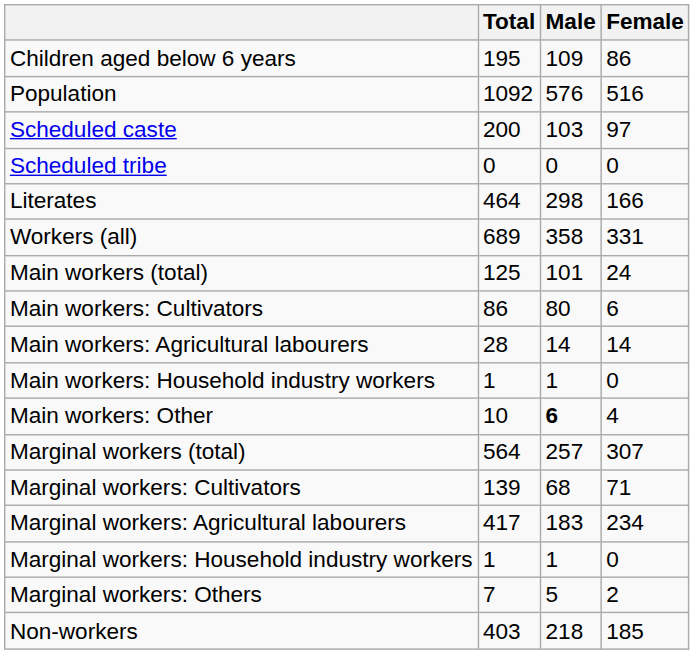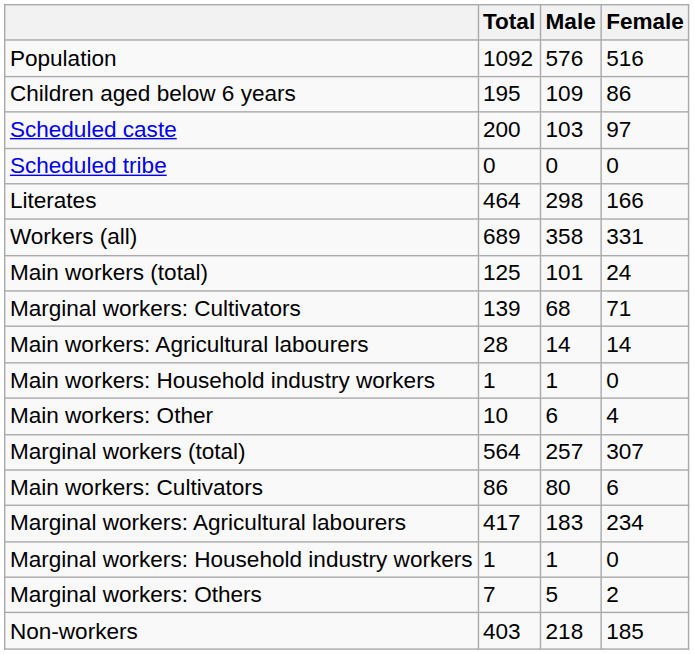rows swapped: (63, 93) <-> (153, 58)
rows swapped: (137, 308) <-> (155, 487)
(552, 415) bold -> (552, 415) normal
